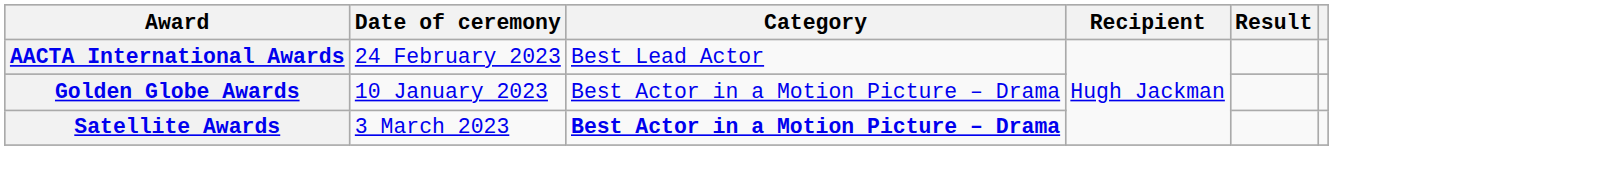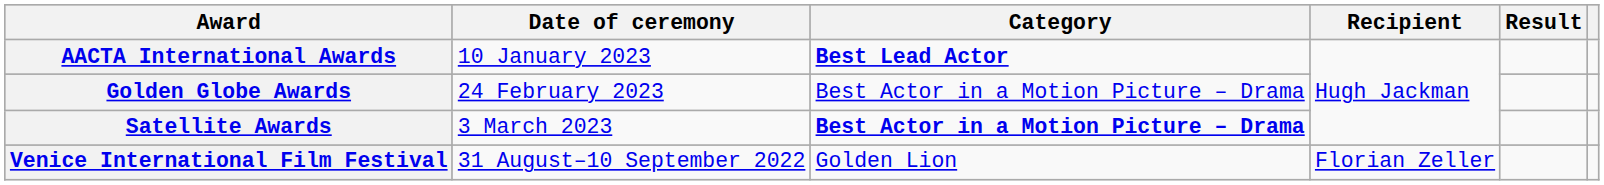(458, 57) 24 February 2023 -> (554, 57) 10 January 2023
(668, 57) normal -> (912, 57) bold
(451, 92) 10 January 2023 -> (561, 92) 24 February 2023
+ row: (229, 162)
